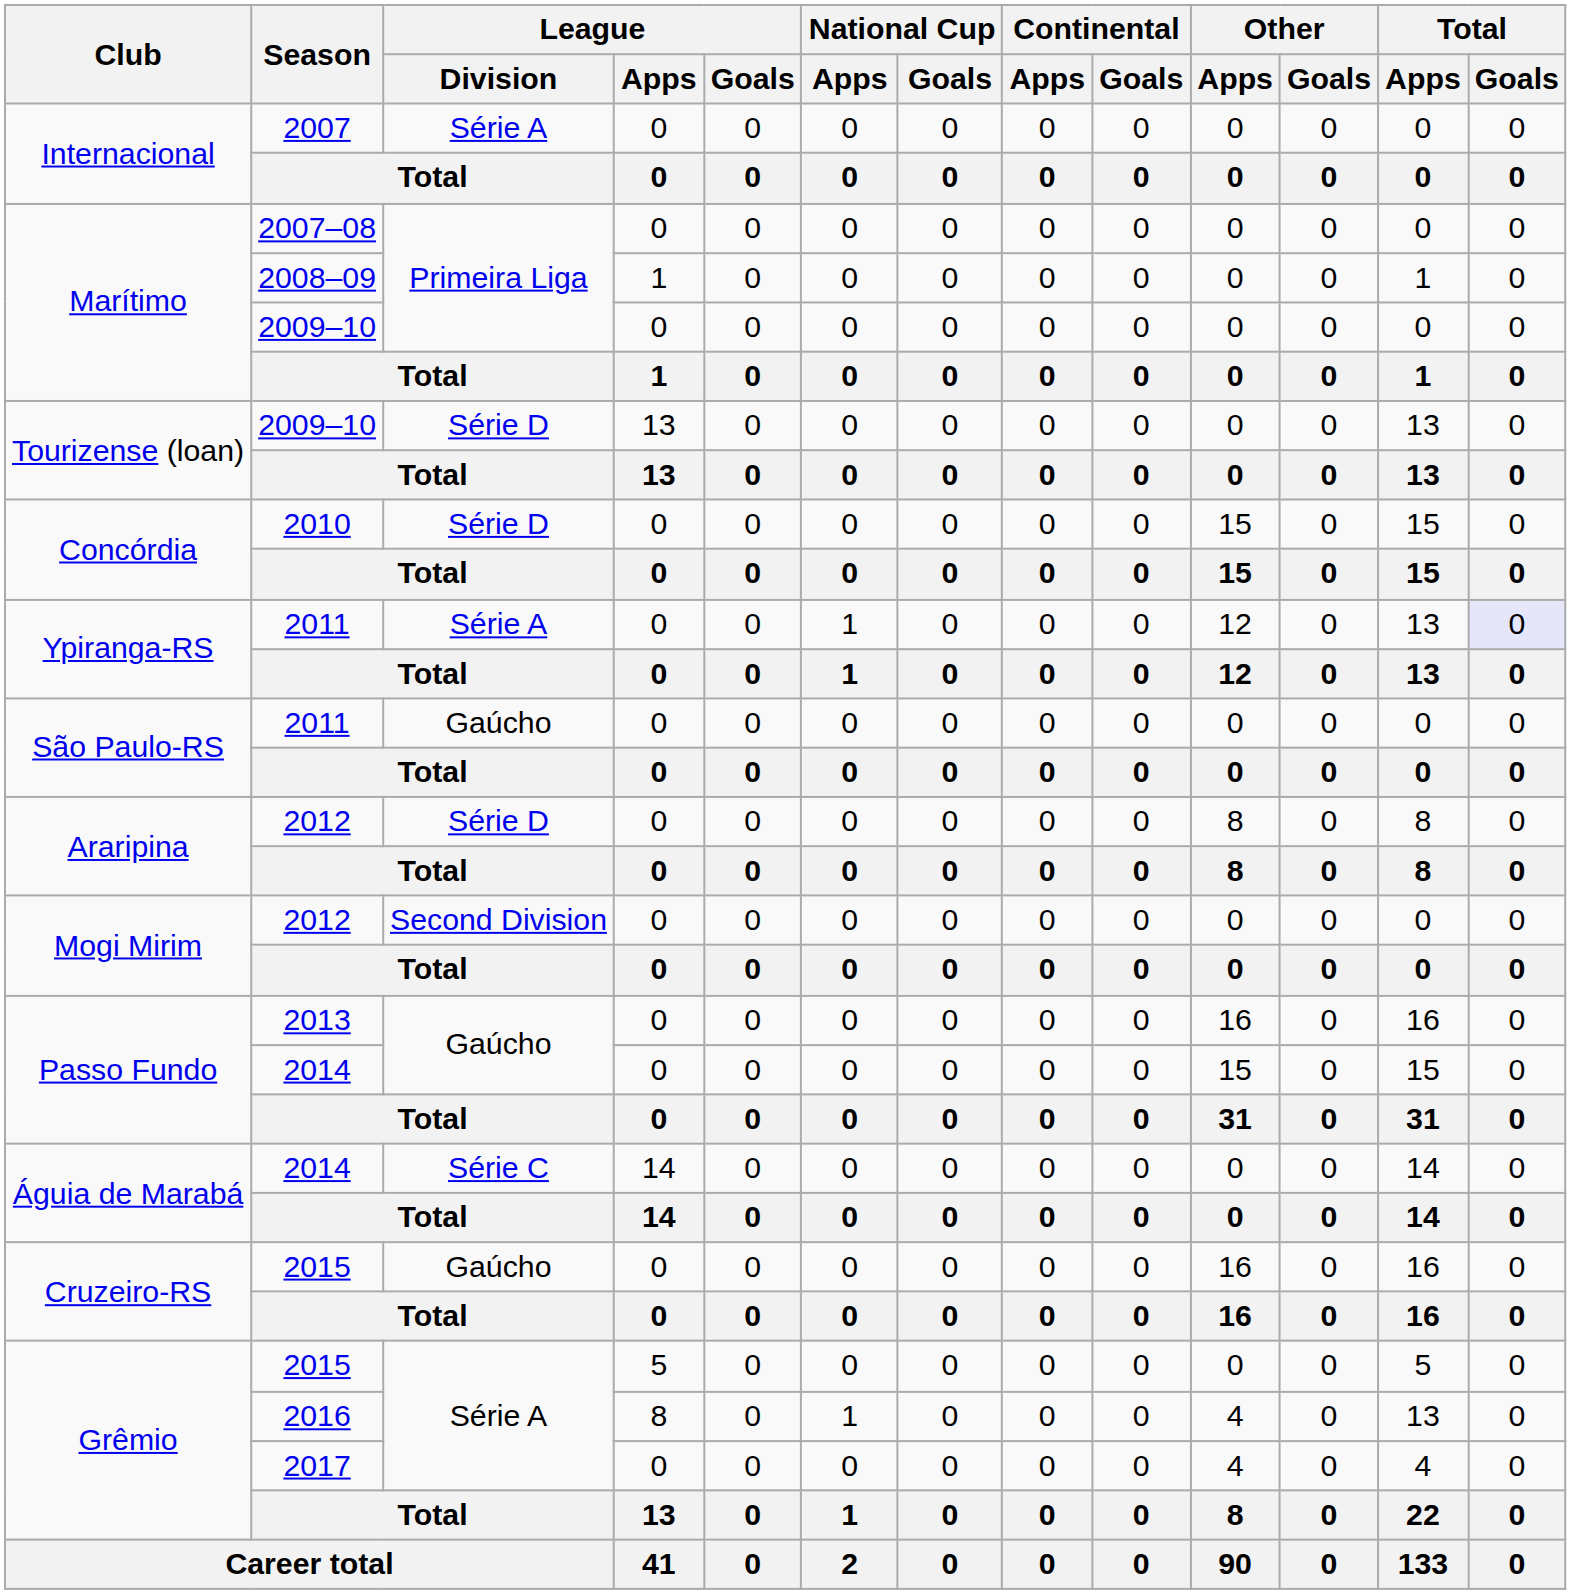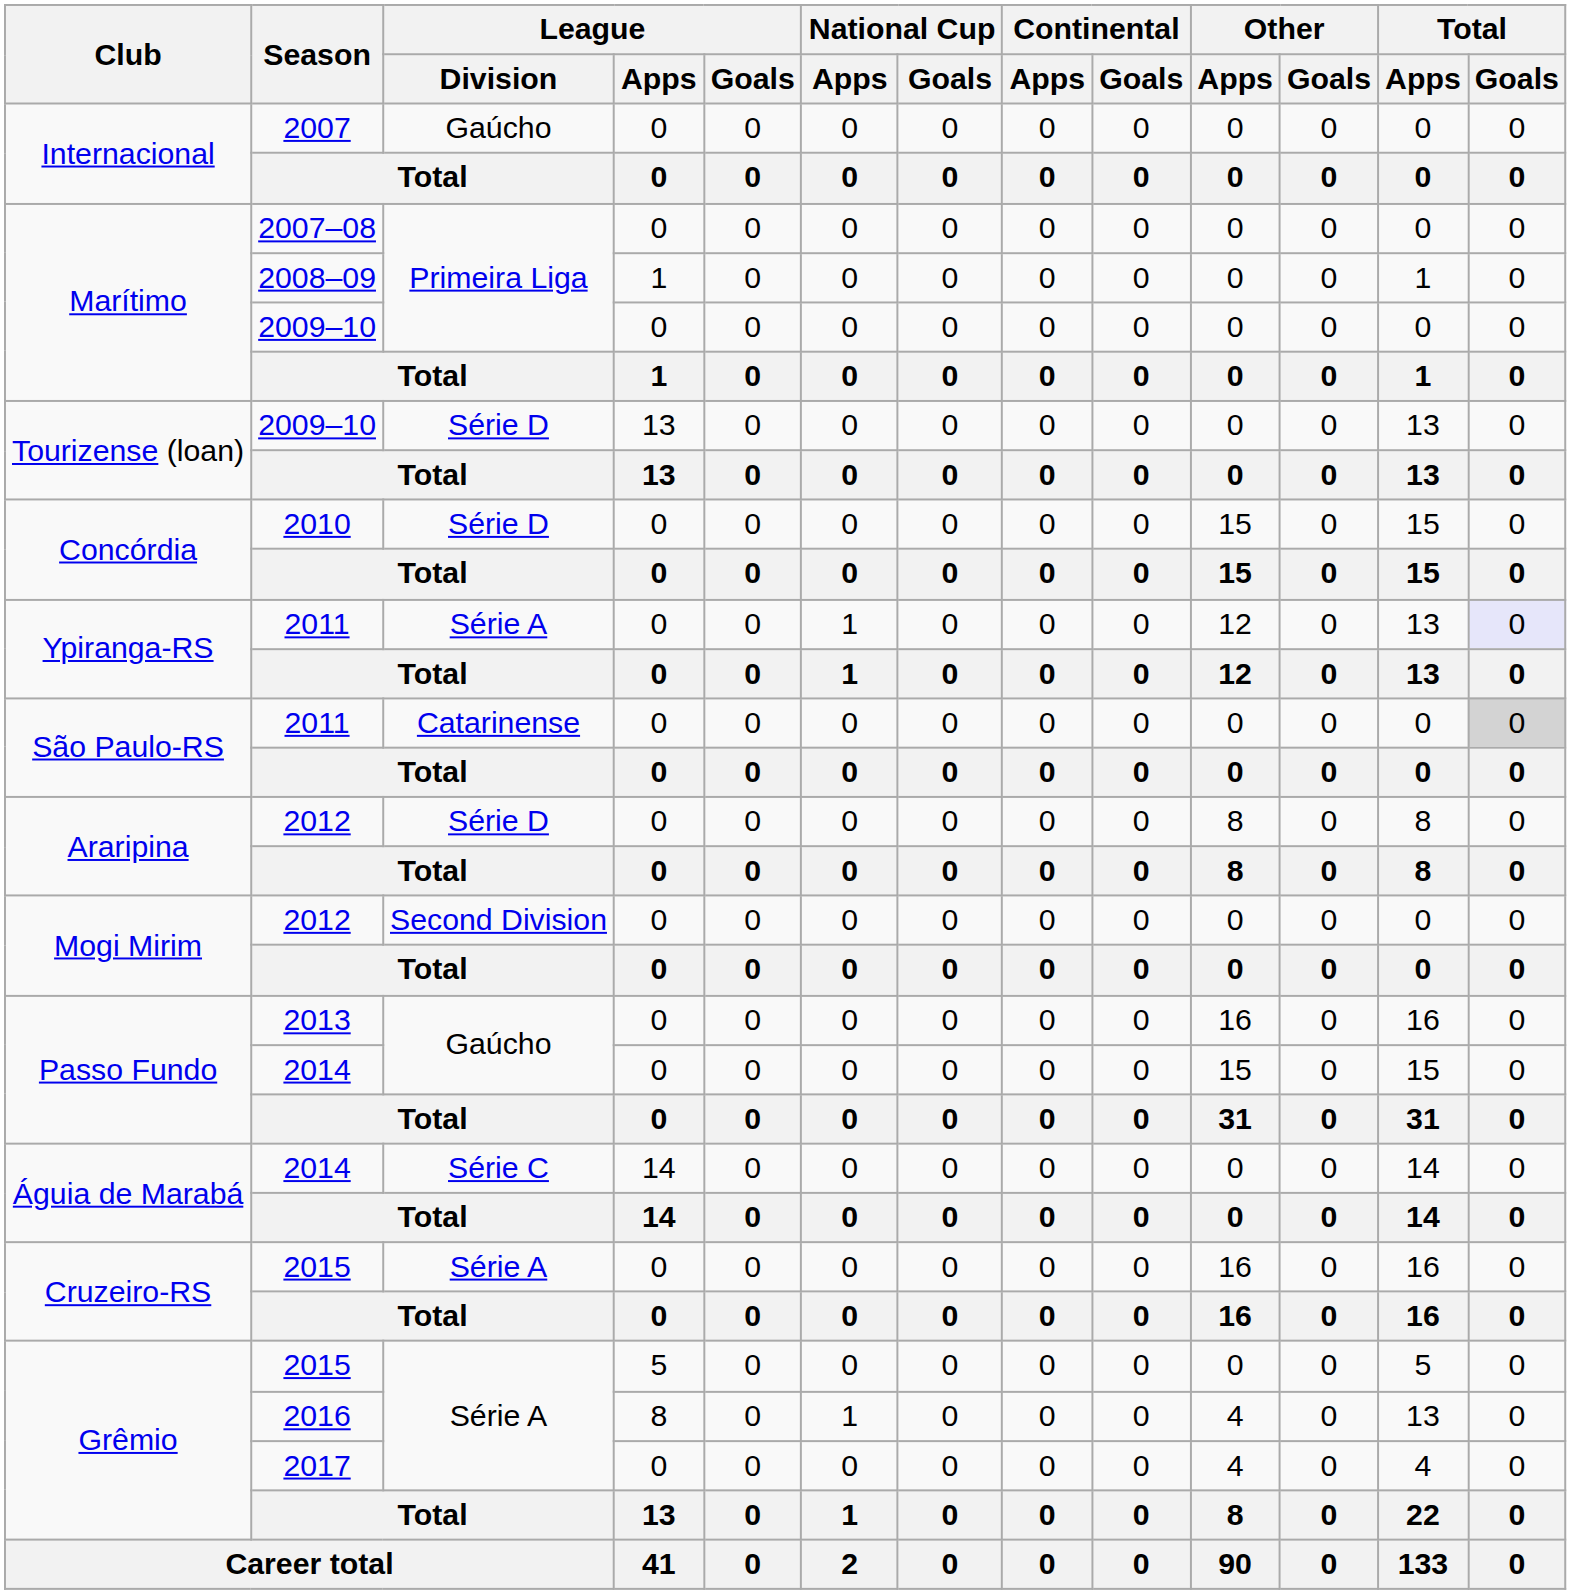(498, 128) Série A -> (498, 128) Gaúcho
(498, 722) Gaúcho -> (498, 722) Catarinense
(1517, 722) no background -> (1517, 722) lightgrey background
(498, 1267) Gaúcho -> (498, 1267) Série A
